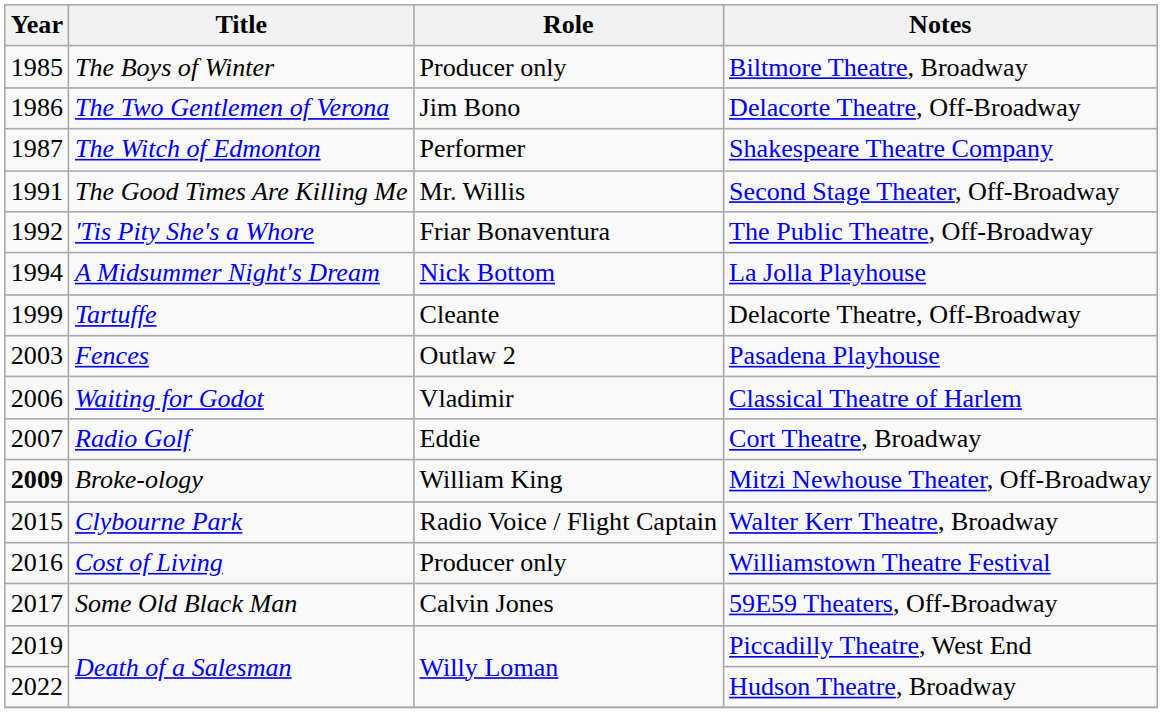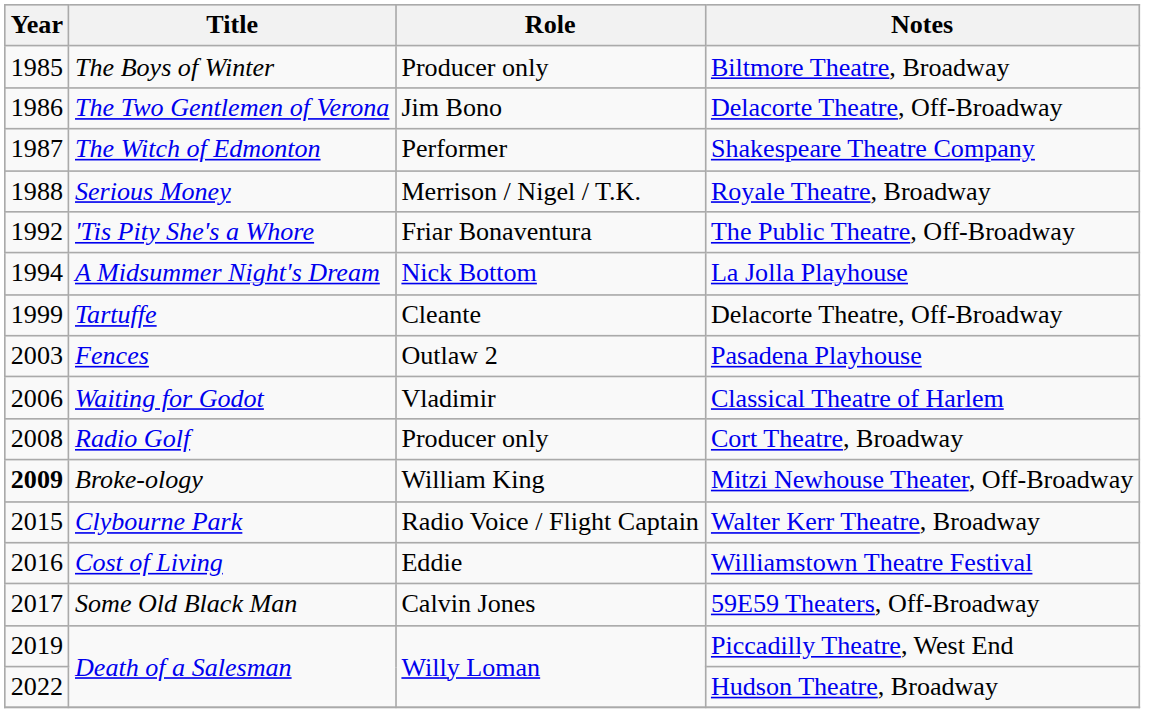+ row: (153, 190)
- row: (241, 190)
(37, 438) 2007 -> (37, 438) 2008
(450, 438) Eddie -> (475, 438) Producer only
(493, 562) Producer only -> (432, 562) Eddie
